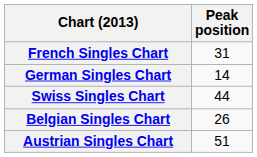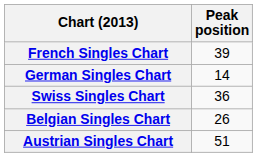(222, 53) 31 -> (222, 53) 39
(222, 97) 44 -> (222, 97) 36
